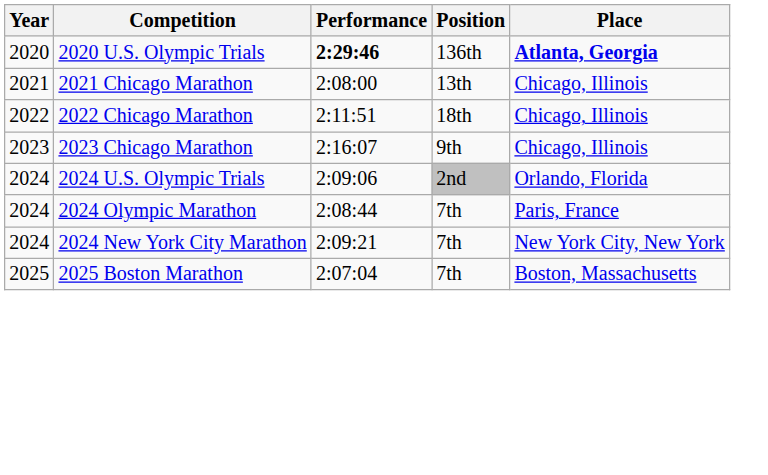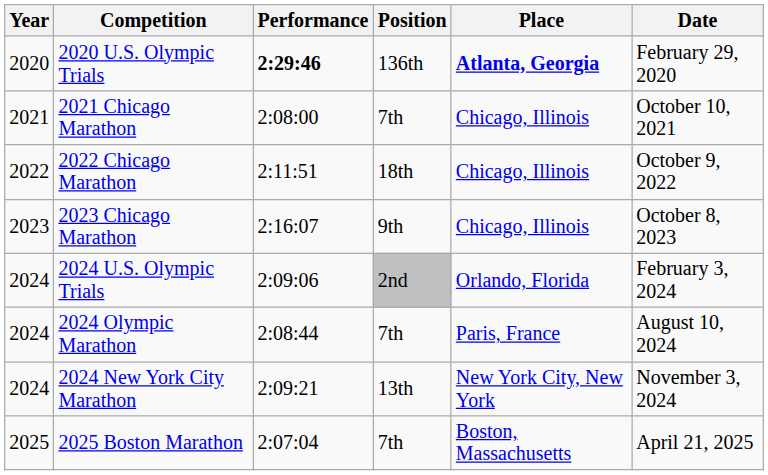+ column: (697, 20)
(454, 83) 13th -> (390, 117) 7th
(449, 242) 7th -> (395, 388) 13th
